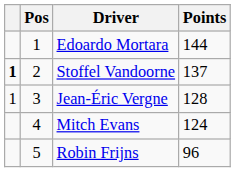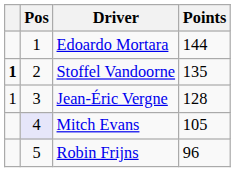(195, 71) 137 -> (195, 71) 135
(37, 125) no background -> (37, 125) lavender background
(195, 125) 124 -> (195, 125) 105
